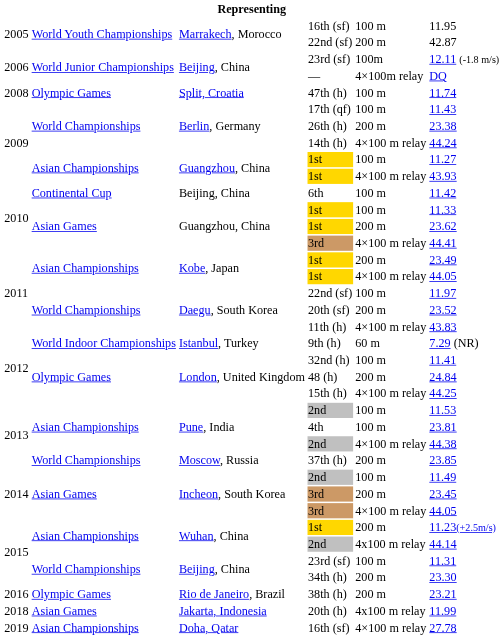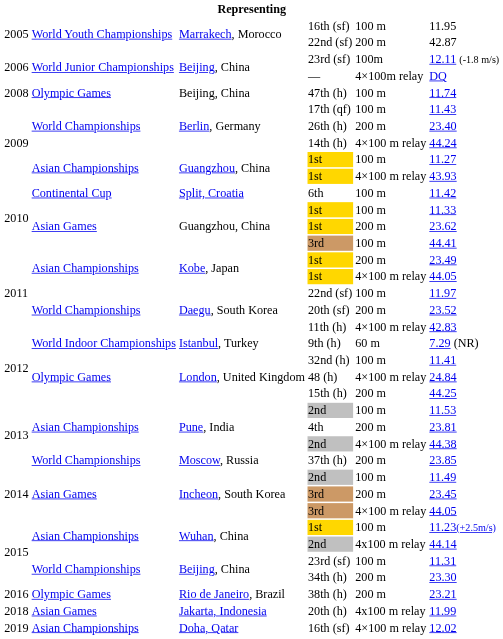(211, 92) Split, Croatia -> (214, 92) Beijing, China
(443, 126) 23.38 -> (443, 126) 23.40
(214, 193) Beijing, China -> (211, 193) Split, Croatia
(391, 243) 4×100 m relay -> (371, 243) 100 m
(443, 326) 43.83 -> (443, 326) 42.83
(371, 377) 200 m -> (391, 377) 4×100 m relay
(391, 393) 4×100 m relay -> (371, 393) 200 m
(371, 427) 100 m -> (371, 427) 200 m
(371, 527) 200 m -> (371, 527) 100 m
(443, 627) 27.78 -> (443, 627) 12.02
